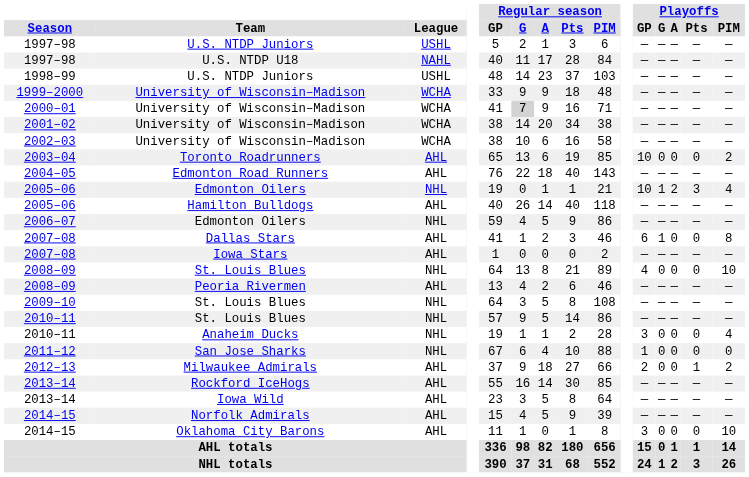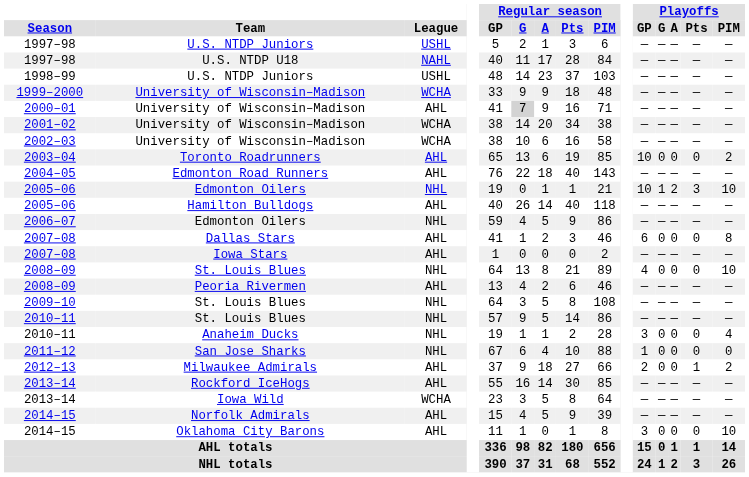(436, 109) WCHA -> (436, 109) AHL
(729, 190) 4 -> (729, 190) 10
(662, 238) 1 -> (662, 238) 0
(436, 400) AHL -> (436, 400) WCHA
